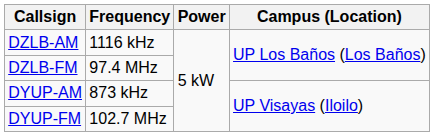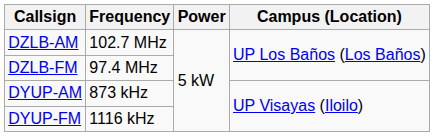(122, 42) 1116 kHz -> (128, 42) 102.7 MHz
(128, 118) 102.7 MHz -> (122, 118) 1116 kHz
